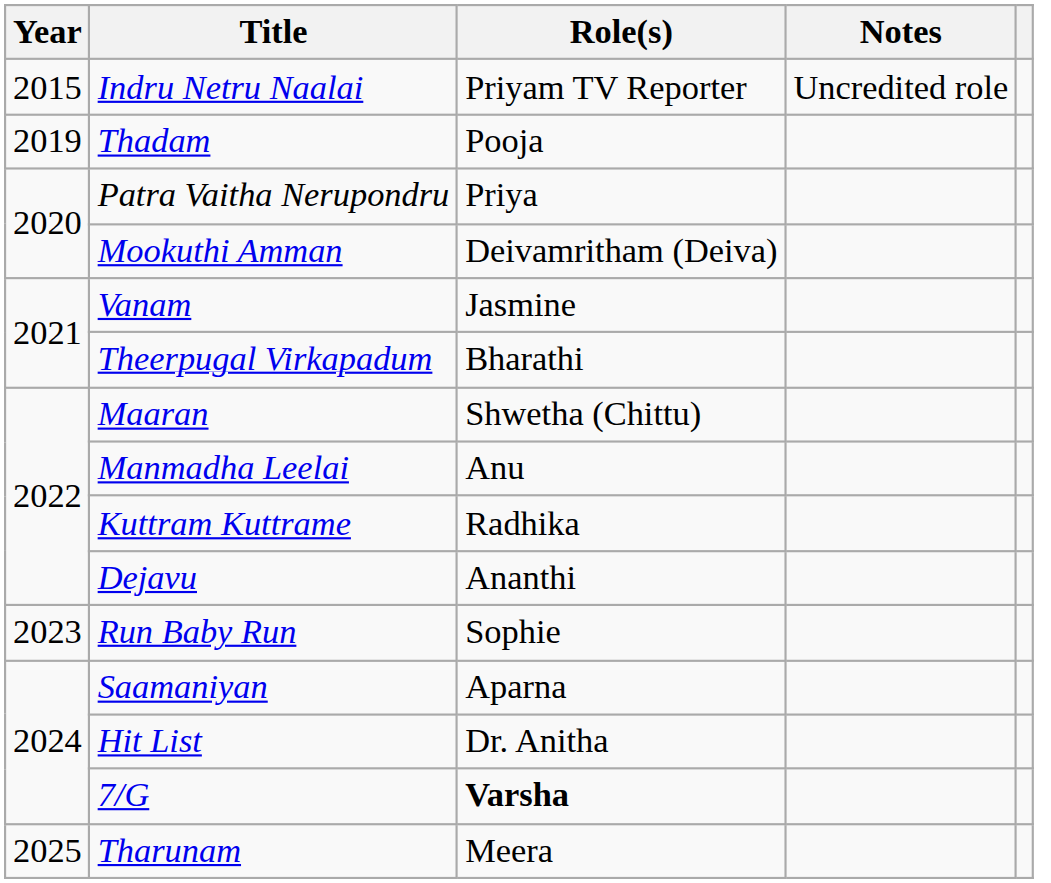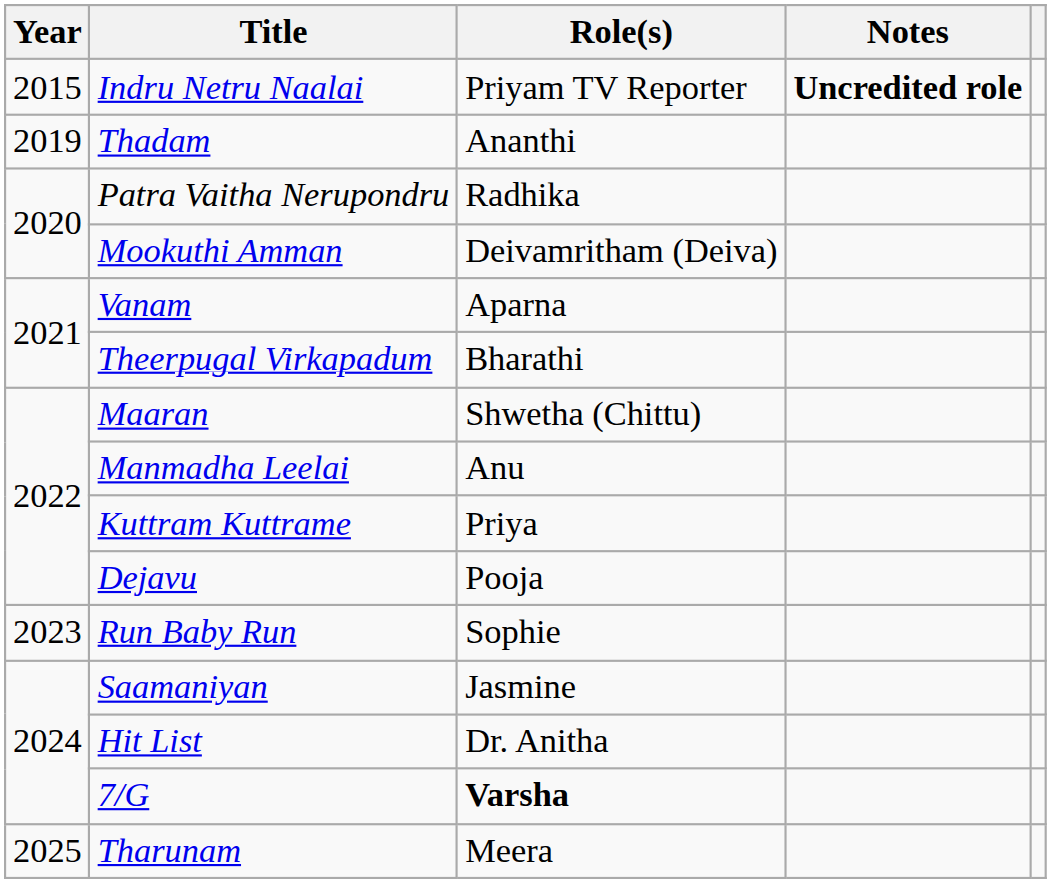(901, 86) normal -> (908, 86) bold
(504, 140) Pooja -> (521, 140) Ananthi
(501, 195) Priya -> (523, 195) Radhika
(521, 304) Jasmine -> (516, 304) Aparna
(523, 522) Radhika -> (501, 522) Priya
(521, 577) Ananthi -> (504, 577) Pooja
(516, 686) Aparna -> (521, 686) Jasmine
